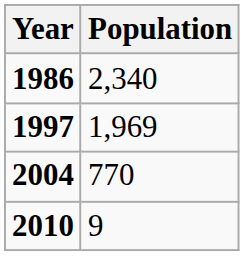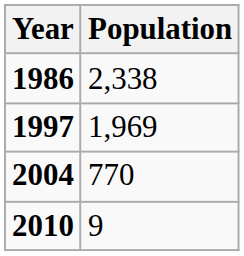(123, 77) 2,340 -> (123, 77) 2,338
